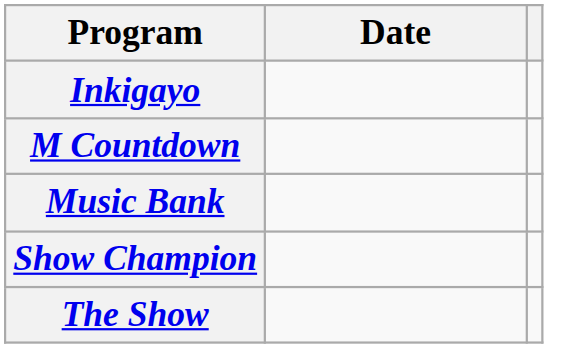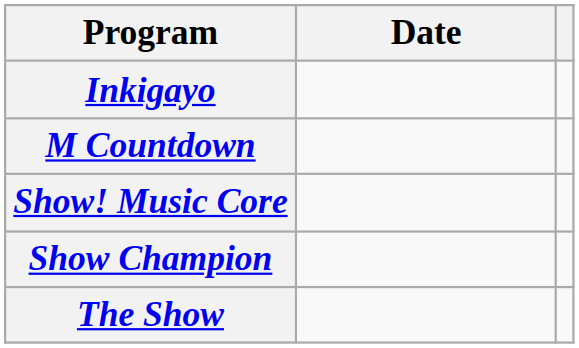- row: (135, 201)
+ row: (150, 201)
